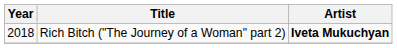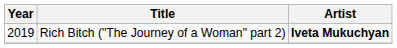(21, 33) 2018 -> (21, 33) 2019
